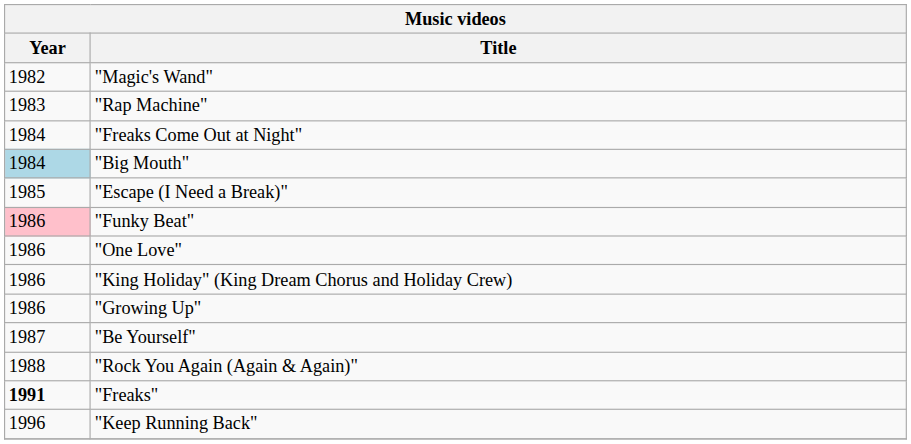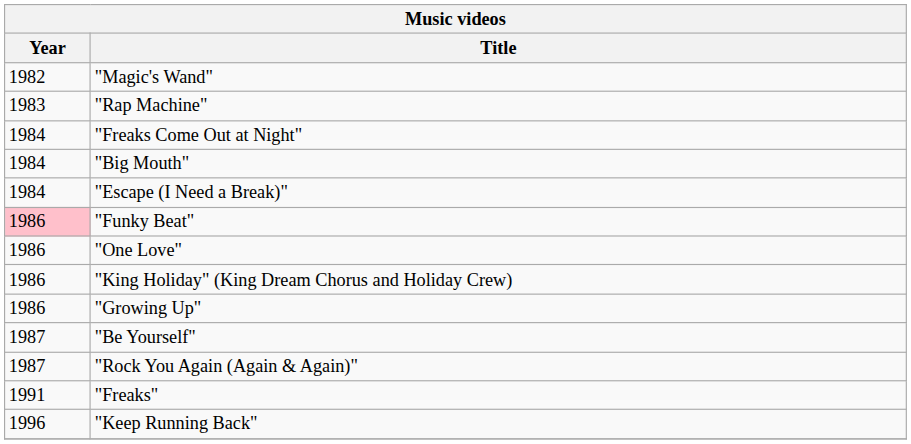(27, 163) lightblue background -> (27, 163) no background
(27, 192) 1985 -> (27, 192) 1984
(27, 366) 1988 -> (27, 366) 1987
(27, 395) bold -> (27, 395) normal
